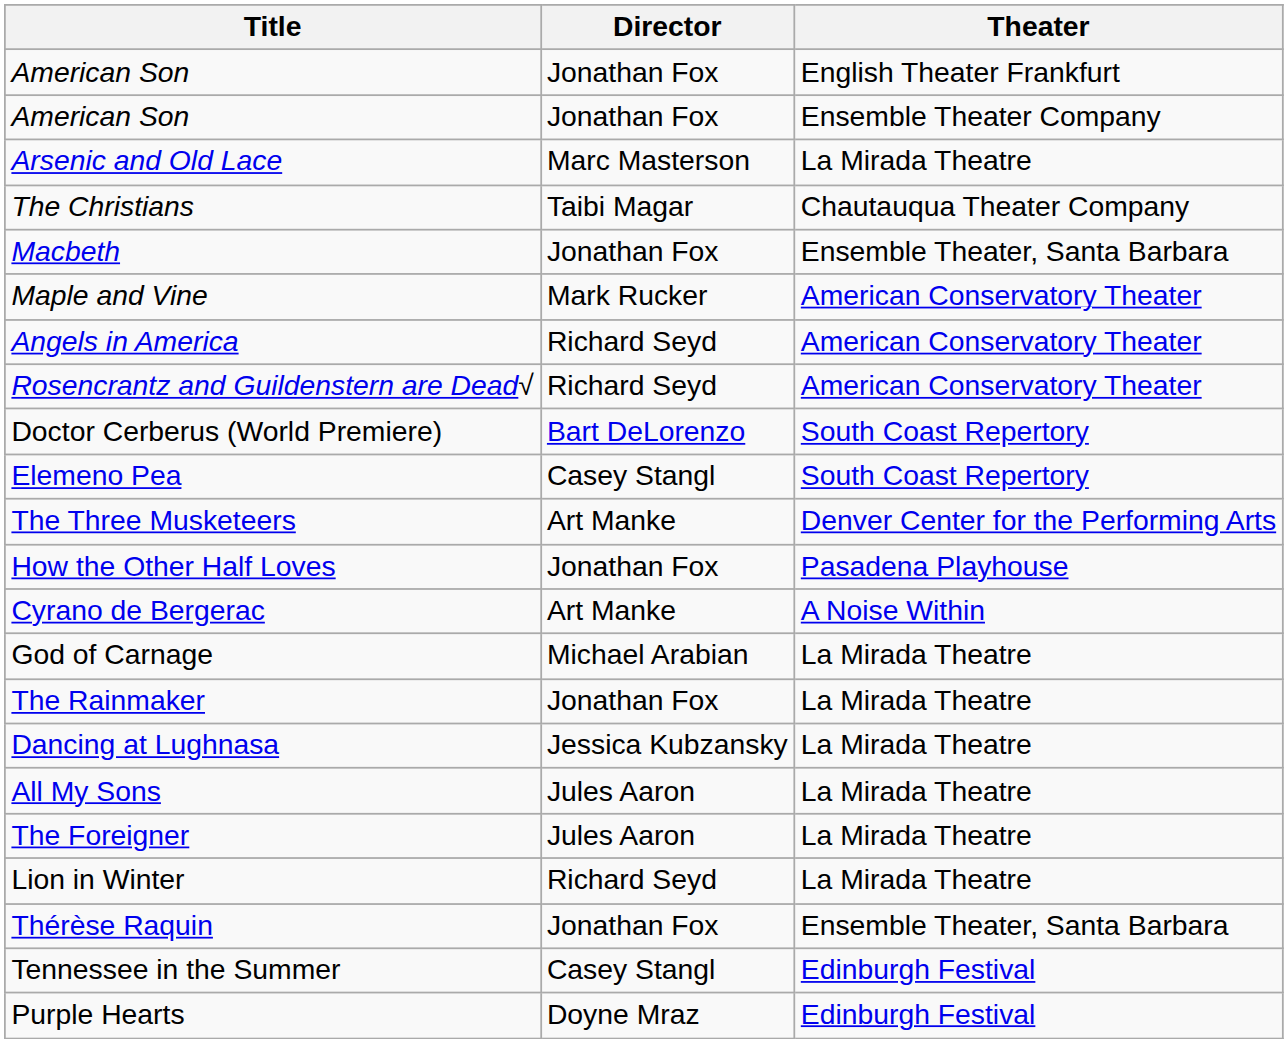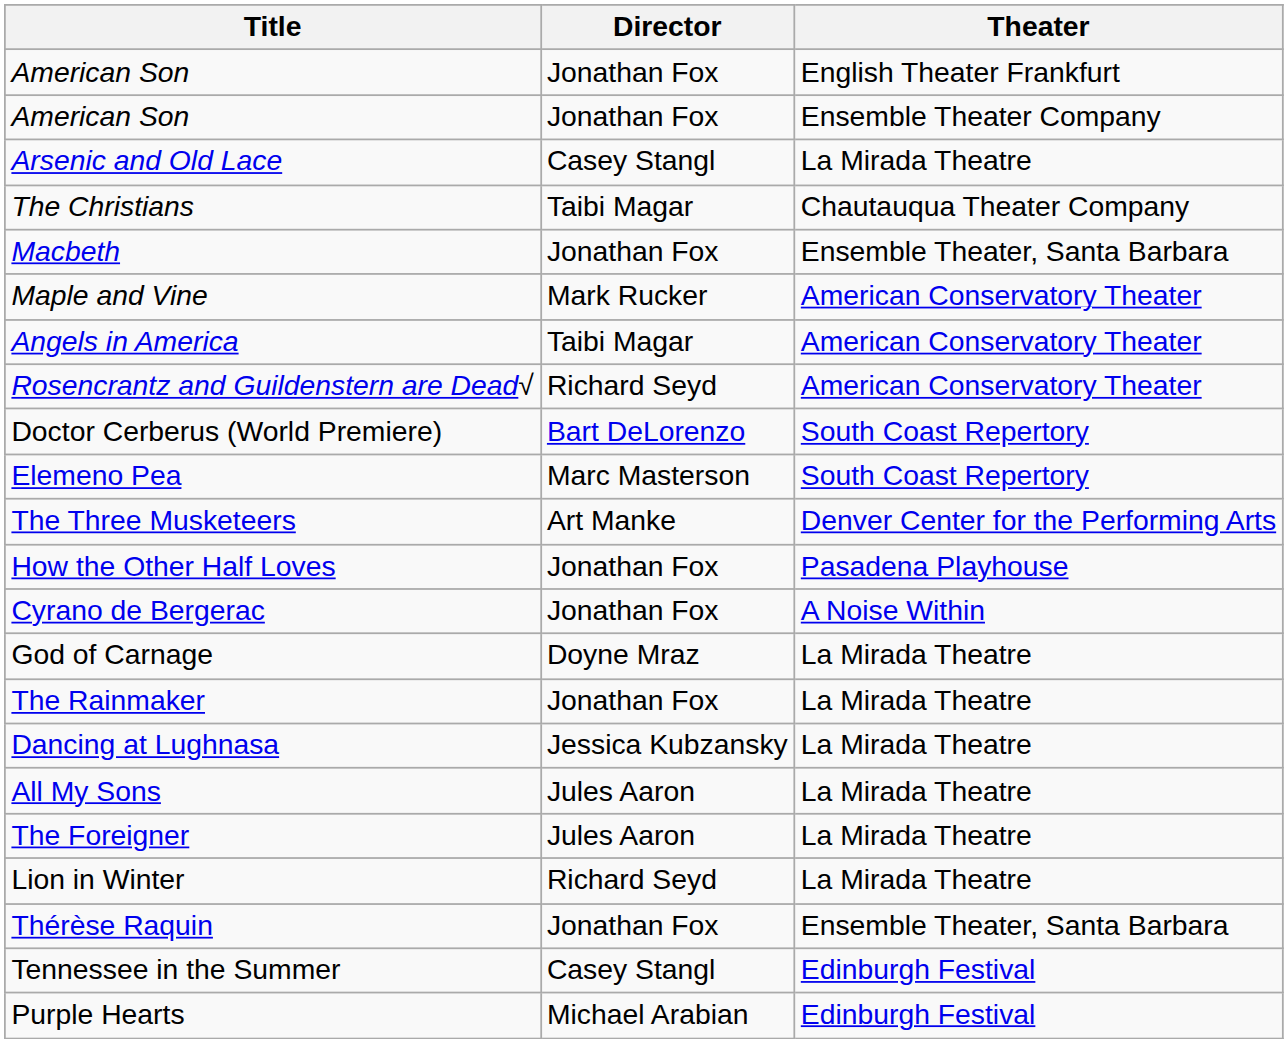(648, 161) Marc Masterson -> (631, 161) Casey Stangl
(632, 341) Richard Seyd -> (620, 341) Taibi Magar
(631, 476) Casey Stangl -> (648, 476) Marc Masterson
(611, 610) Art Manke -> (633, 610) Jonathan Fox
(648, 655) Michael Arabian -> (623, 655) Doyne Mraz
(623, 1015) Doyne Mraz -> (648, 1015) Michael Arabian
